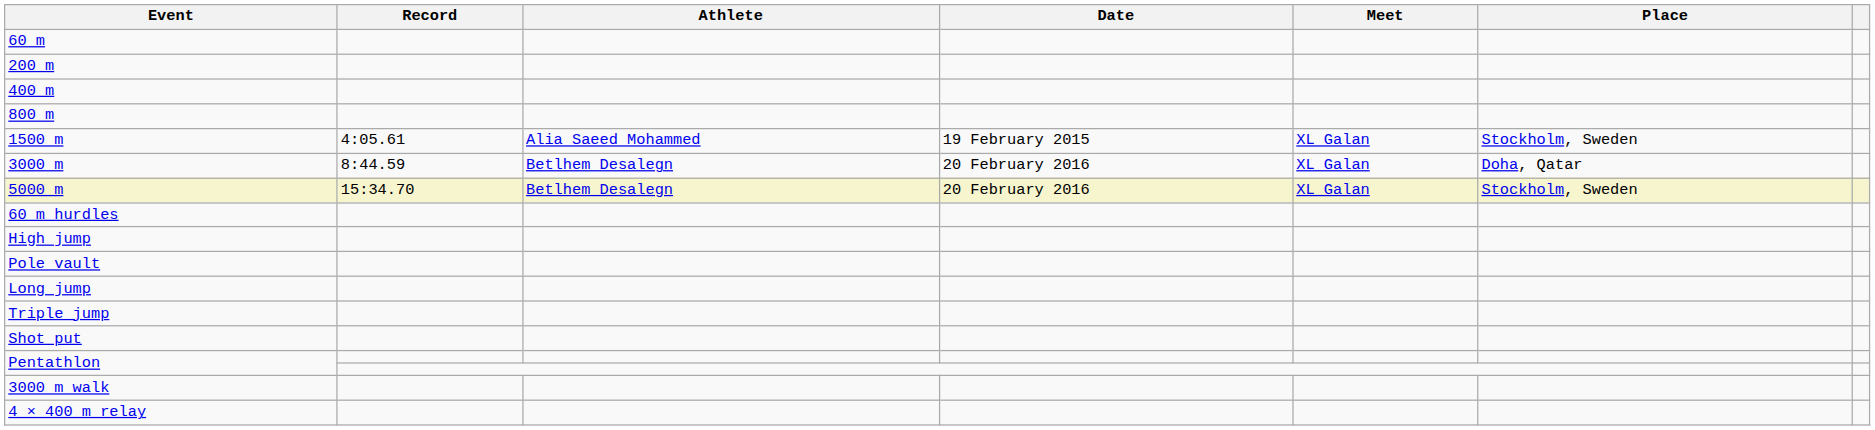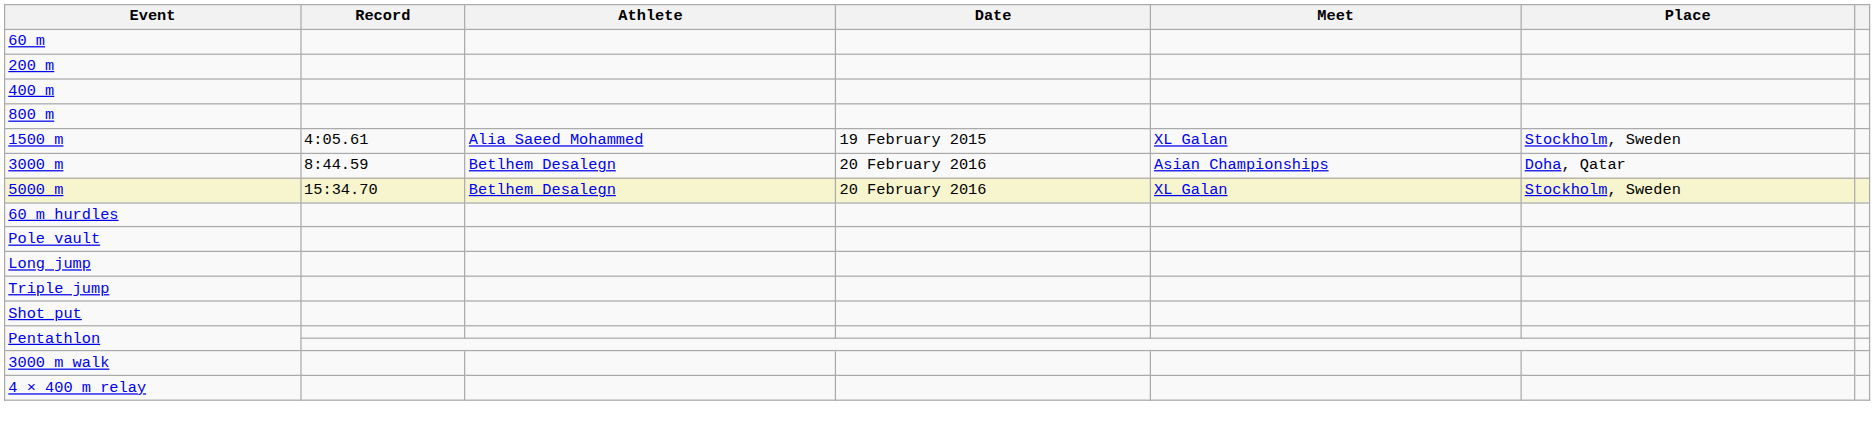(1333, 166) XL Galan -> (1241, 166) Asian Championships
- row: (50, 240)
